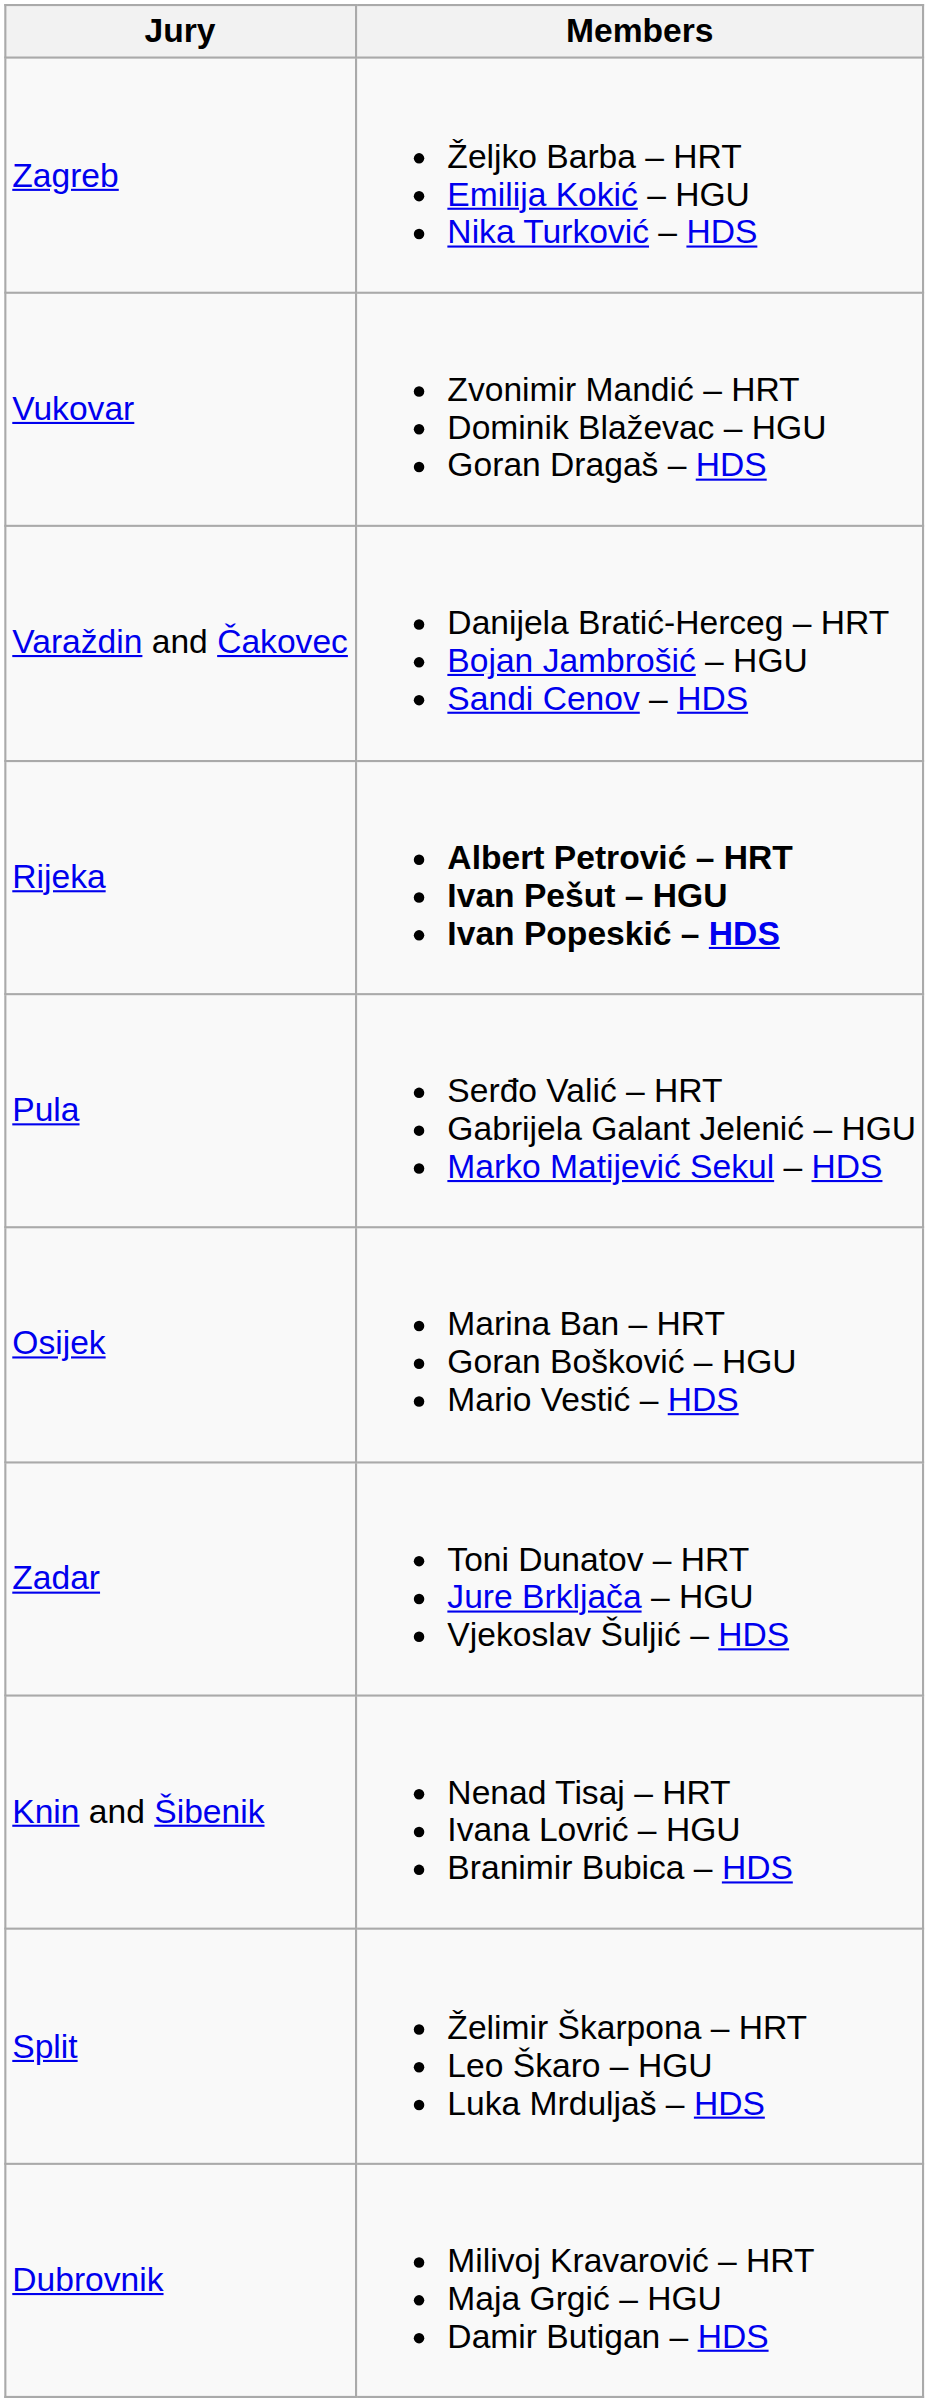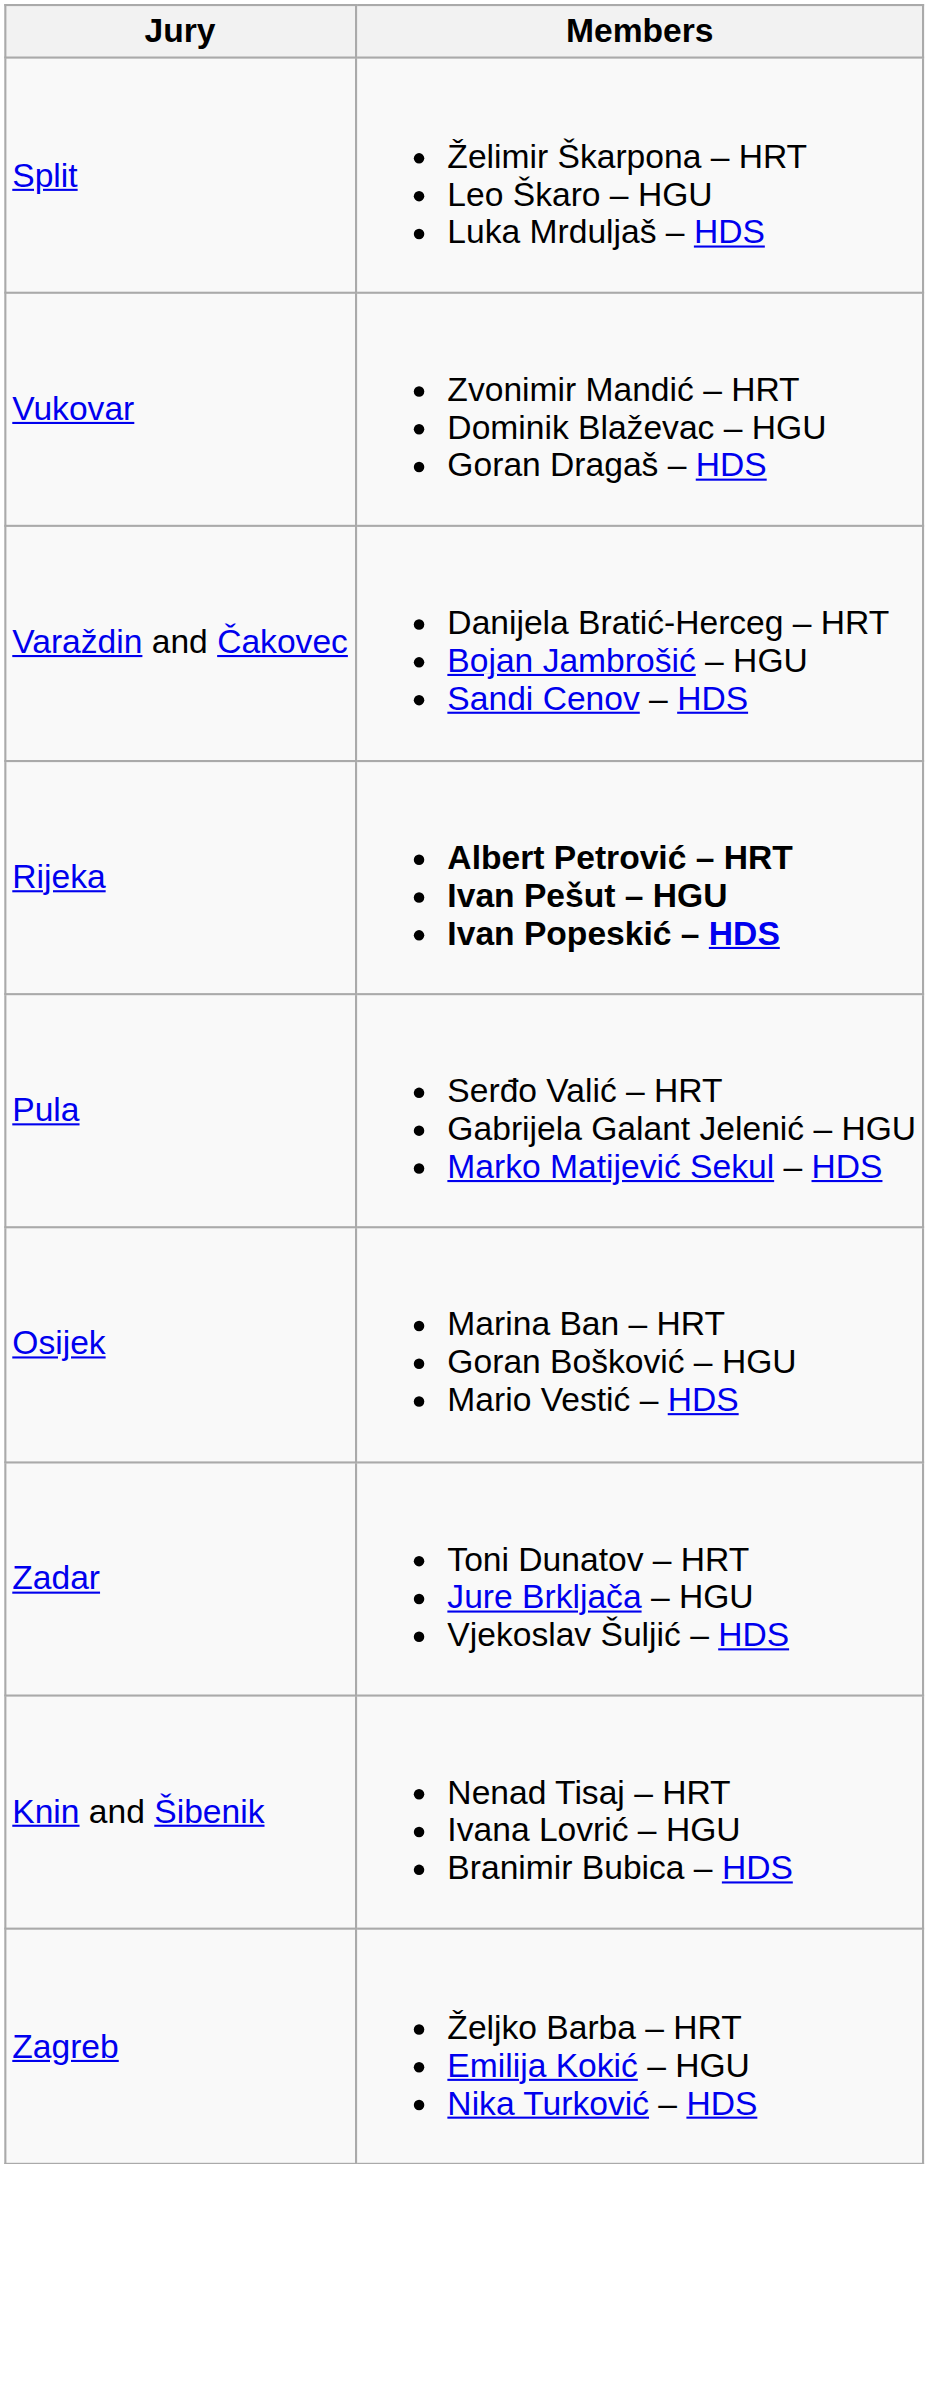rows swapped: (66, 174) <-> (45, 2045)
- row: (88, 2279)
